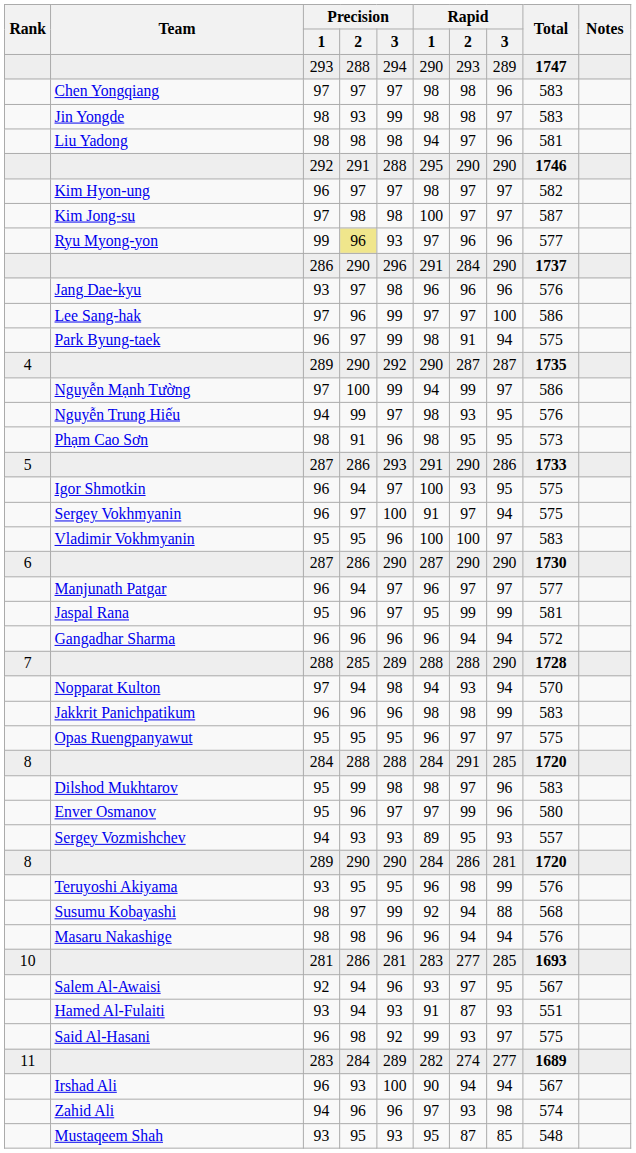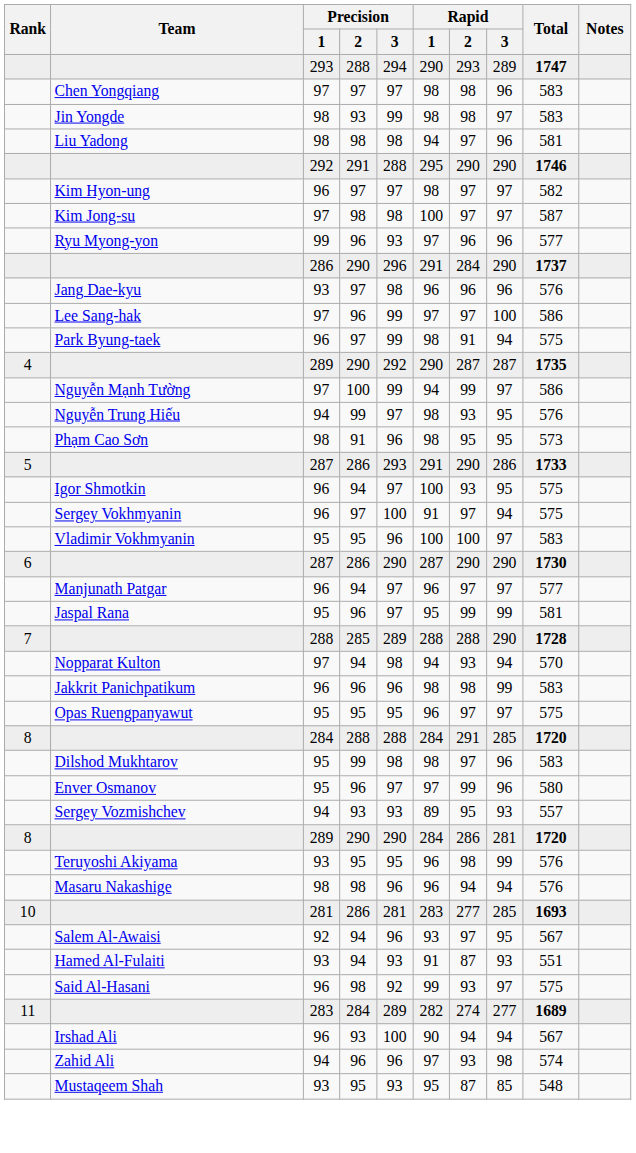(358, 240) khaki background -> (358, 240) no background
- row: (115, 638)
- row: (115, 912)
